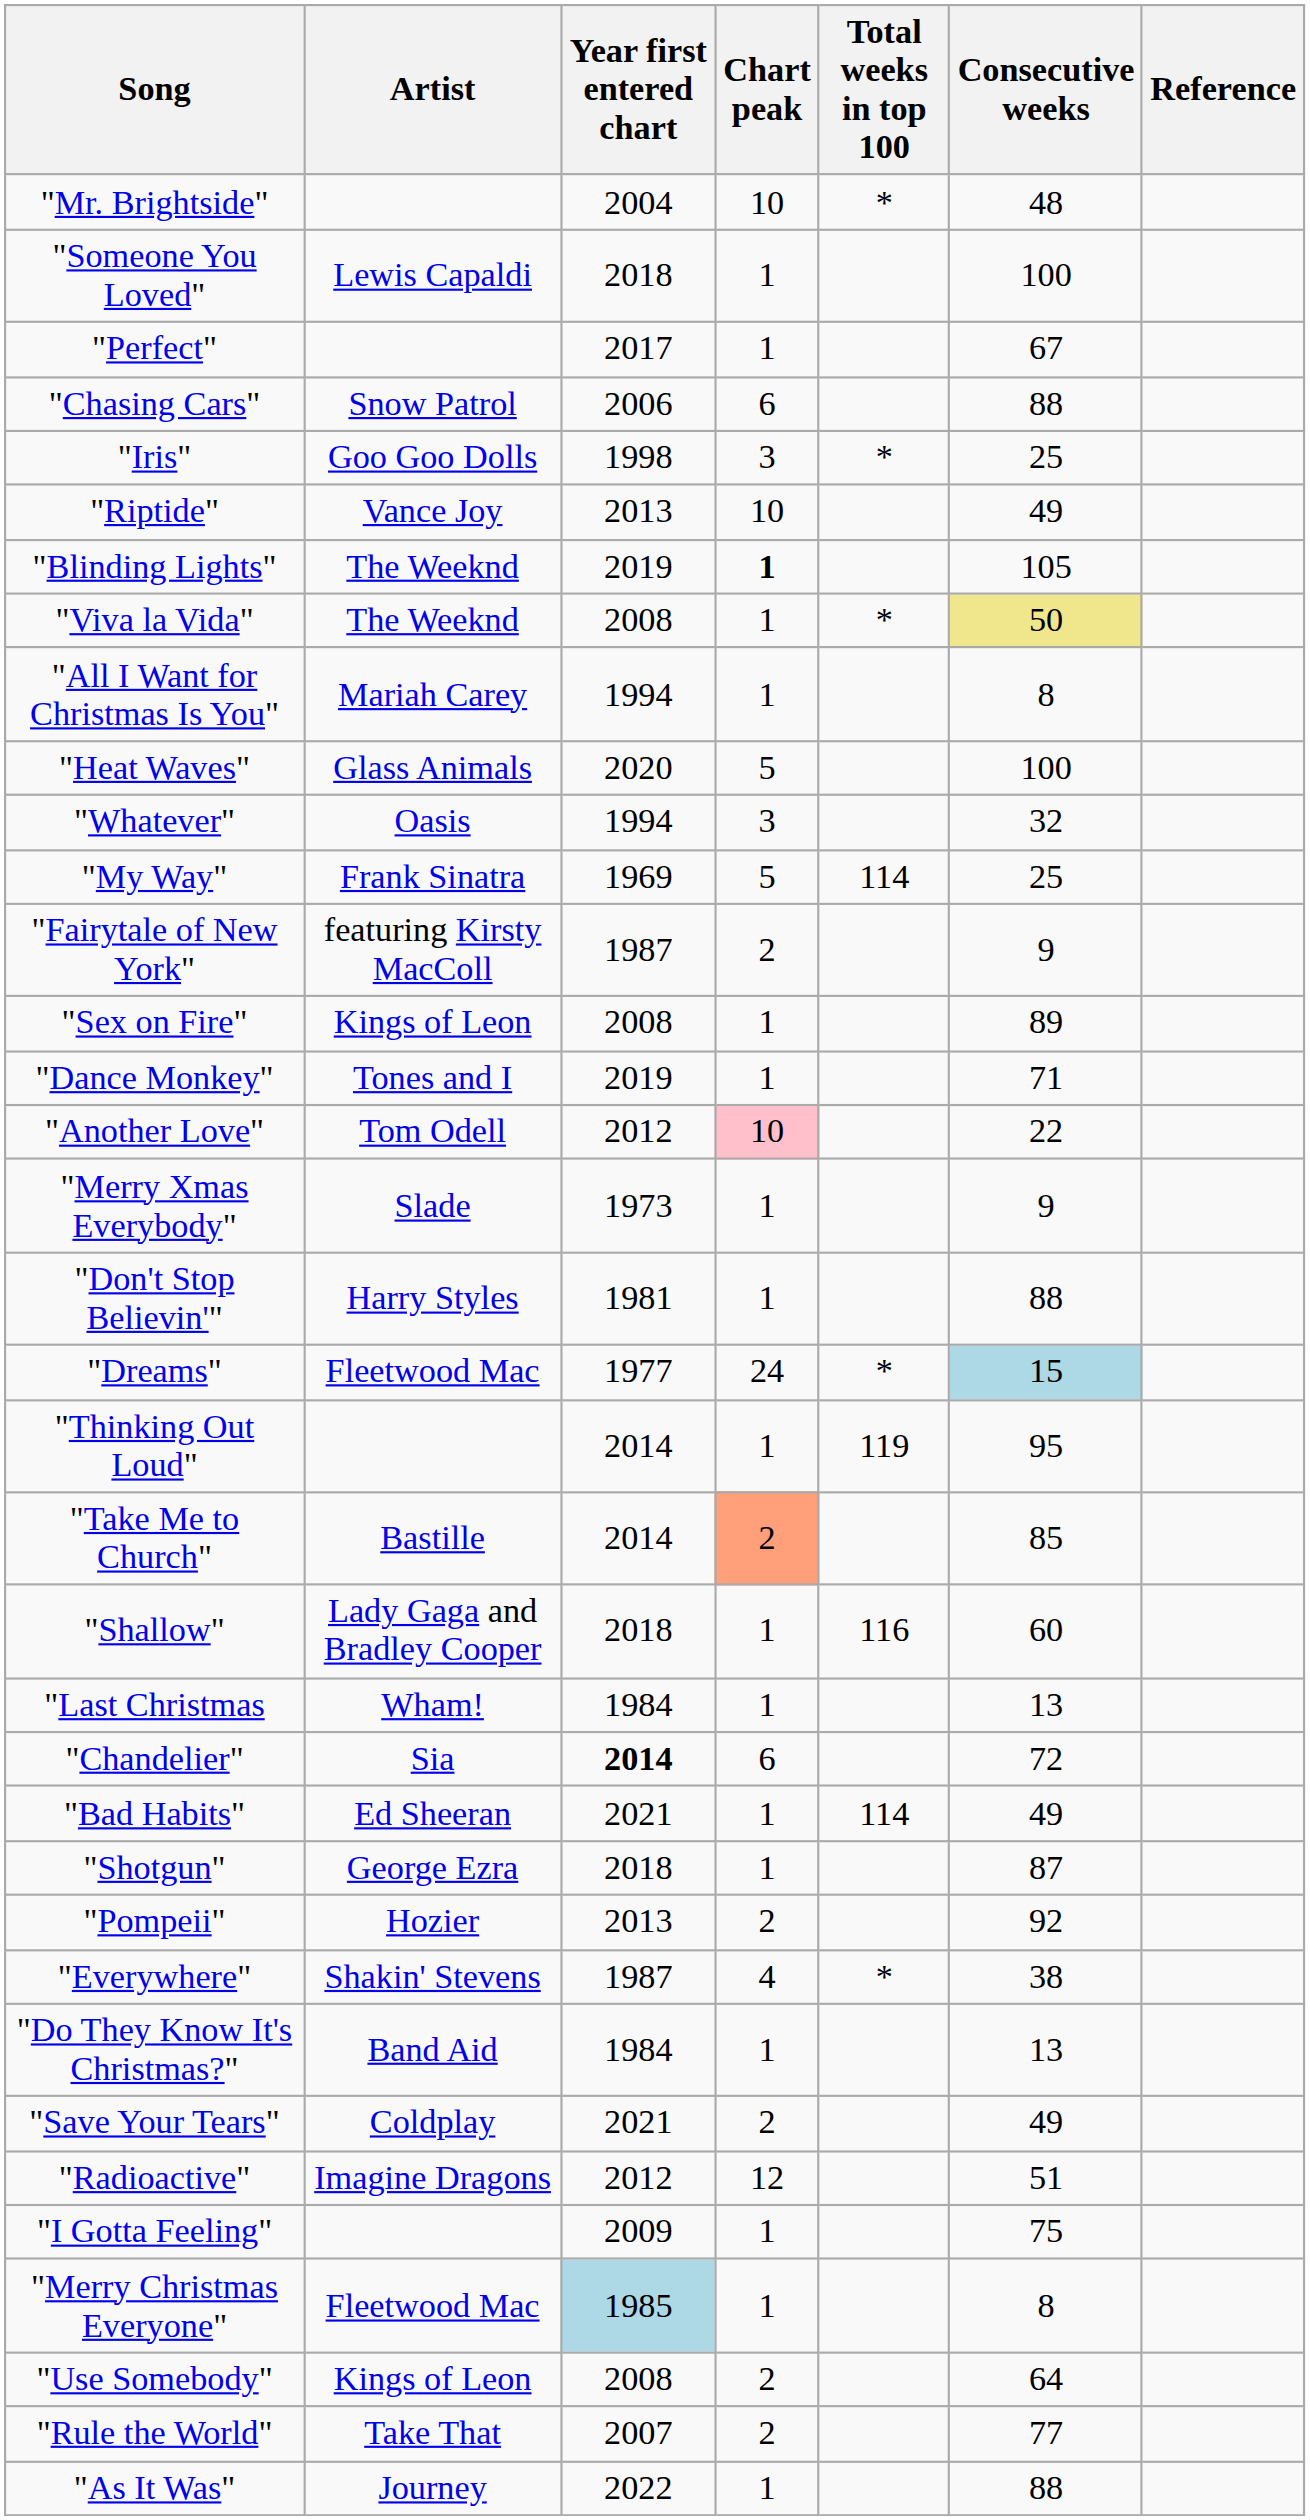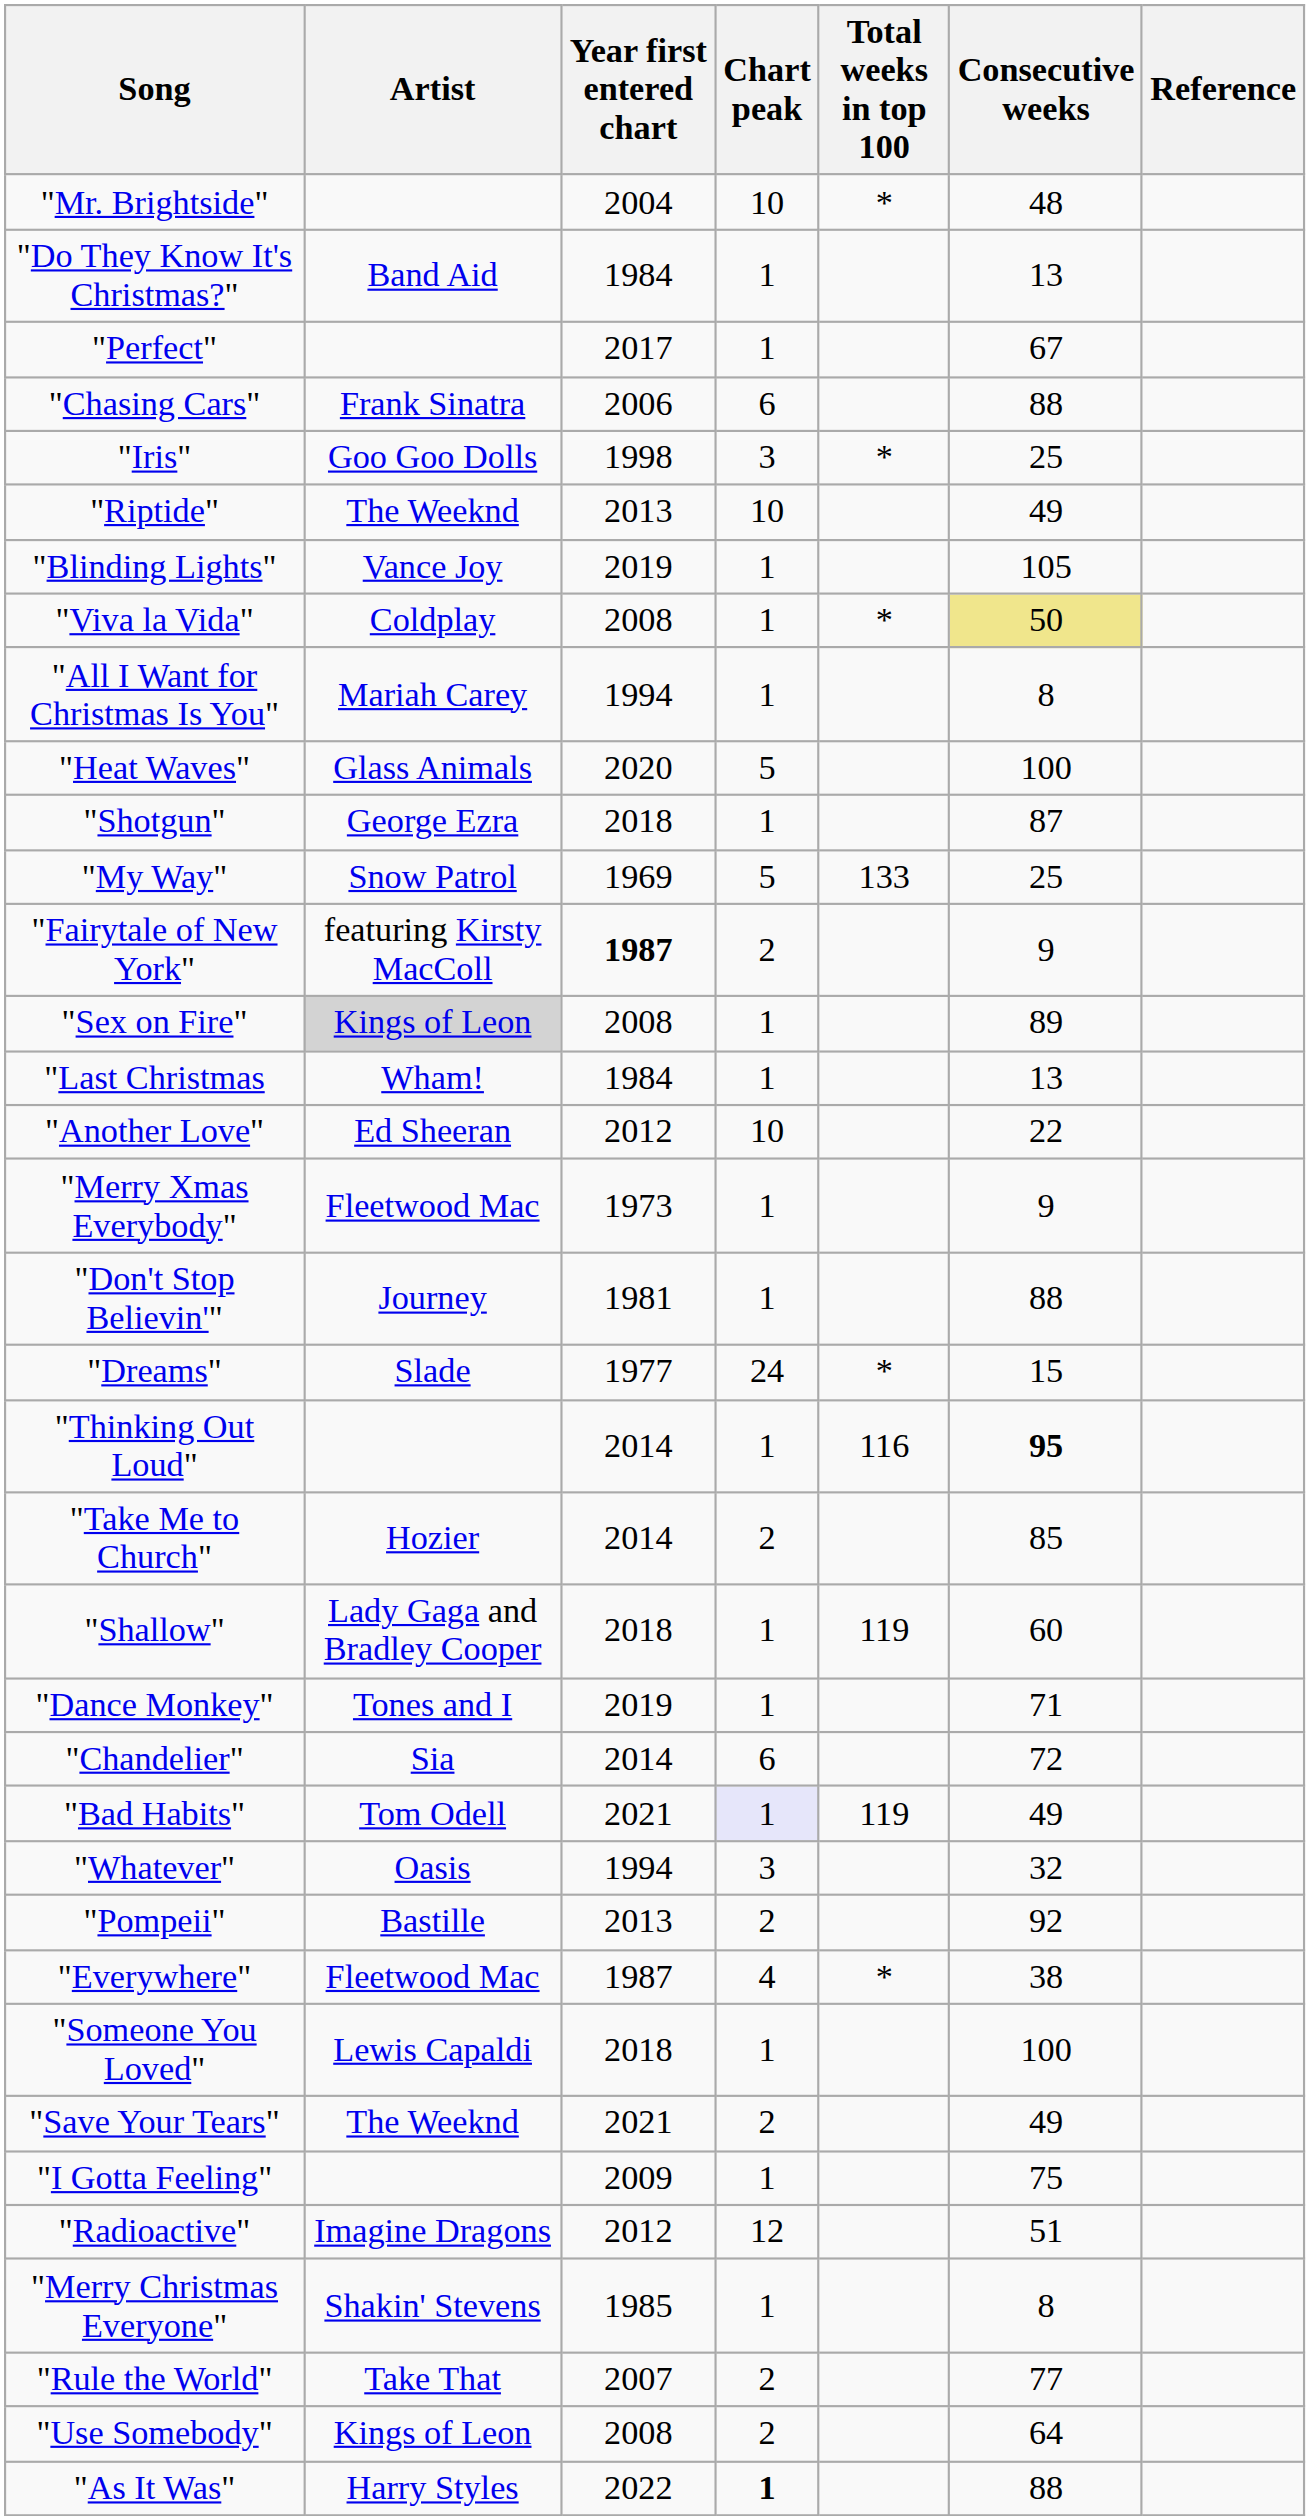rows swapped: (155, 275) <-> (155, 2049)
(433, 402) Snow Patrol -> (433, 402) Frank Sinatra
(433, 511) Vance Joy -> (433, 511) The Weeknd
(433, 565) The Weeknd -> (433, 565) Vance Joy
(767, 565) bold -> (767, 565) normal
(433, 620) The Weeknd -> (433, 620) Coldplay
rows swapped: (155, 1867) <-> (155, 821)
(433, 875) Frank Sinatra -> (433, 875) Snow Patrol
(884, 875) 114 -> (884, 875) 133
(638, 949) normal -> (638, 949) bold
(433, 1023) no background -> (433, 1023) lightgrey background
rows swapped: (155, 1704) <-> (155, 1077)
(433, 1131) Tom Odell -> (433, 1131) Ed Sheeran
(767, 1131) pink background -> (767, 1131) no background
(433, 1205) Slade -> (433, 1205) Fleetwood Mac
(433, 1297) Harry Styles -> (433, 1297) Journey
(433, 1371) Fleetwood Mac -> (433, 1371) Slade
(1046, 1371) lightblue background -> (1046, 1371) no background
(884, 1445) 119 -> (884, 1445) 116
(1046, 1445) normal -> (1046, 1445) bold
(433, 1537) Bastille -> (433, 1537) Hozier
(767, 1537) lightsalmon background -> (767, 1537) no background
(884, 1630) 116 -> (884, 1630) 119
(638, 1758) bold -> (638, 1758) normal
(433, 1812) Ed Sheeran -> (433, 1812) Tom Odell
(767, 1812) no background -> (767, 1812) lavender background
(884, 1812) 114 -> (884, 1812) 119
(433, 1921) Hozier -> (433, 1921) Bastille
(433, 1975) Shakin' Stevens -> (433, 1975) Fleetwood Mac
(433, 2122) Coldplay -> (433, 2122) The Weeknd
rows swapped: (155, 2231) <-> (155, 2177)
(433, 2305) Fleetwood Mac -> (433, 2305) Shakin' Stevens
(638, 2305) lightblue background -> (638, 2305) no background
rows swapped: (155, 2378) <-> (155, 2432)
(433, 2487) Journey -> (433, 2487) Harry Styles
(767, 2487) normal -> (767, 2487) bold
